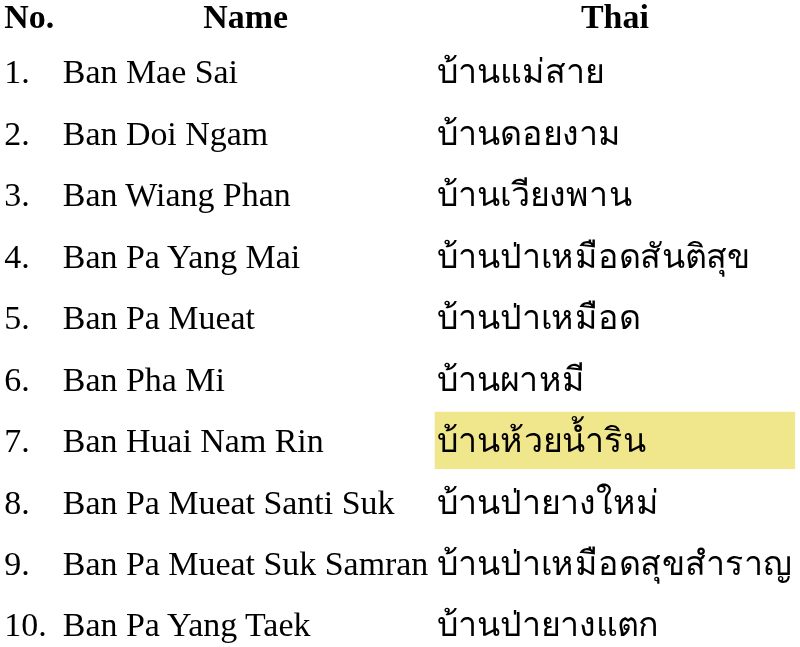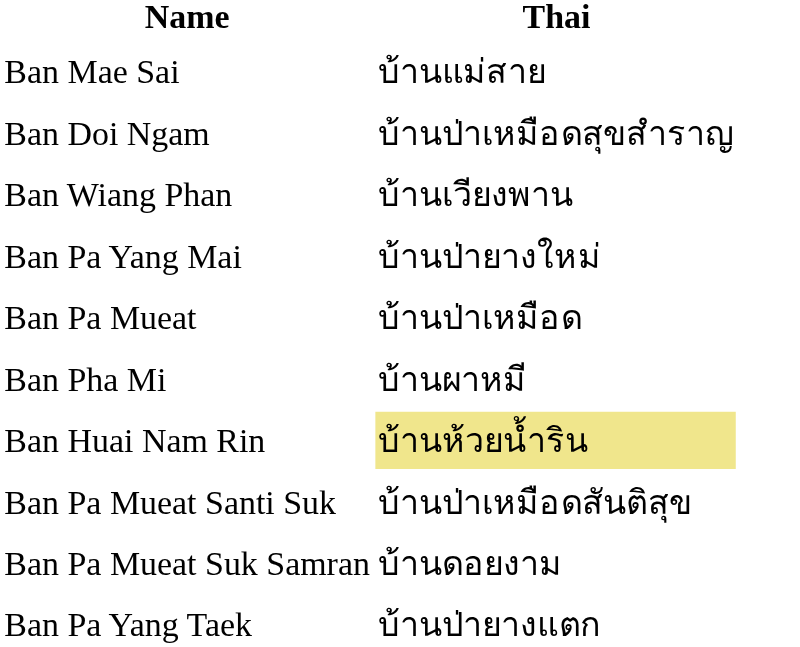- column: (29, 16)
(529, 133) บ้านดอยงาม -> (556, 133) บ้านป่าเหมือดสุขสำราญ
(594, 256) บ้านป่าเหมือดสันติสุข -> (490, 256) บ้านป่ายางใหม่
(548, 502) บ้านป่ายางใหม่ -> (535, 502) บ้านป่าเหมือดสันติสุข
(615, 563) บ้านป่าเหมือดสุขสำราญ -> (471, 563) บ้านดอยงาม
